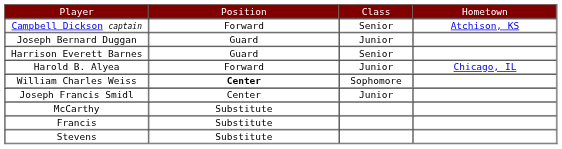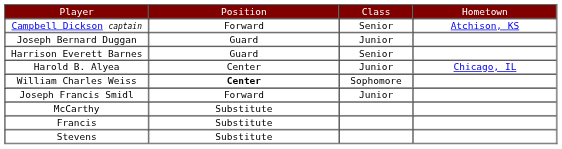(244, 67) Forward -> (244, 67) Center
(244, 95) Center -> (244, 95) Forward
